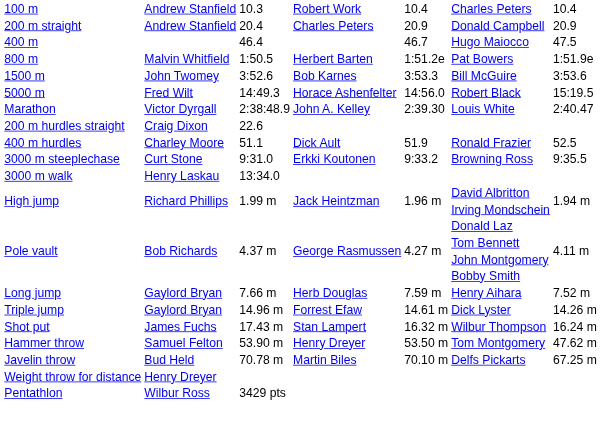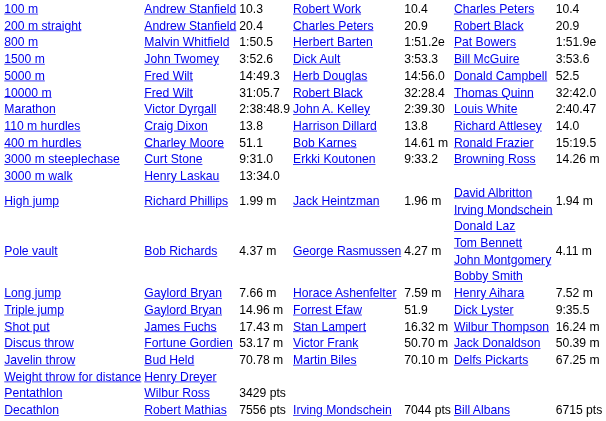(498, 25) Donald Campbell -> (489, 25) Robert Black
- row: (21, 42)
(325, 76) Bob Karnes -> (317, 59) Dick Ault
(345, 92) Horace Ashenfelter -> (330, 76) Herb Douglas
(486, 92) Robert Black -> (501, 76) Donald Campbell
(573, 92) 15:19.5 -> (567, 76) 52.5
+ row: (28, 92)
+ row: (42, 126)
- row: (64, 126)
(317, 142) Dick Ault -> (325, 142) Bob Karnes
(416, 142) 51.9 -> (426, 142) 14.61 m
(565, 142) 52.5 -> (576, 142) 15:19.5
(570, 159) 9:35.5 -> (578, 159) 14.26 m
(330, 293) Herb Douglas -> (345, 293) Horace Ashenfelter
(426, 310) 14.61 m -> (416, 310) 51.9
(575, 310) 14.26 m -> (573, 310) 9:35.5
+ row: (39, 343)
- row: (44, 343)
+ row: (32, 410)
